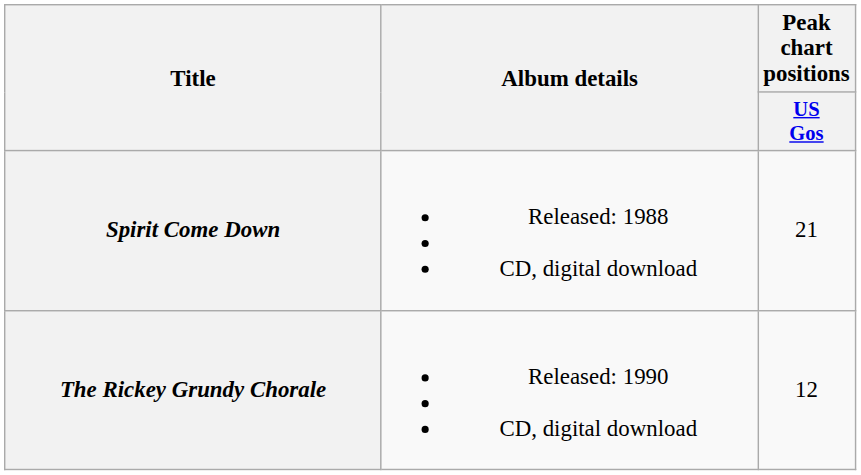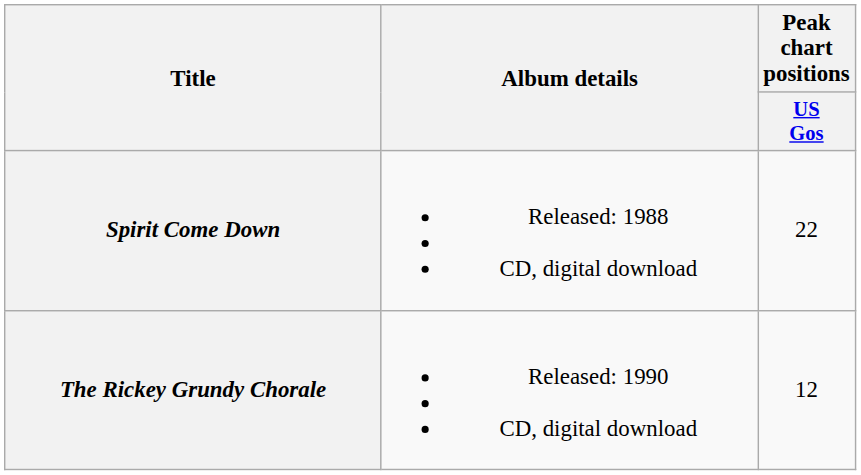(806, 230) 21 -> (806, 230) 22
